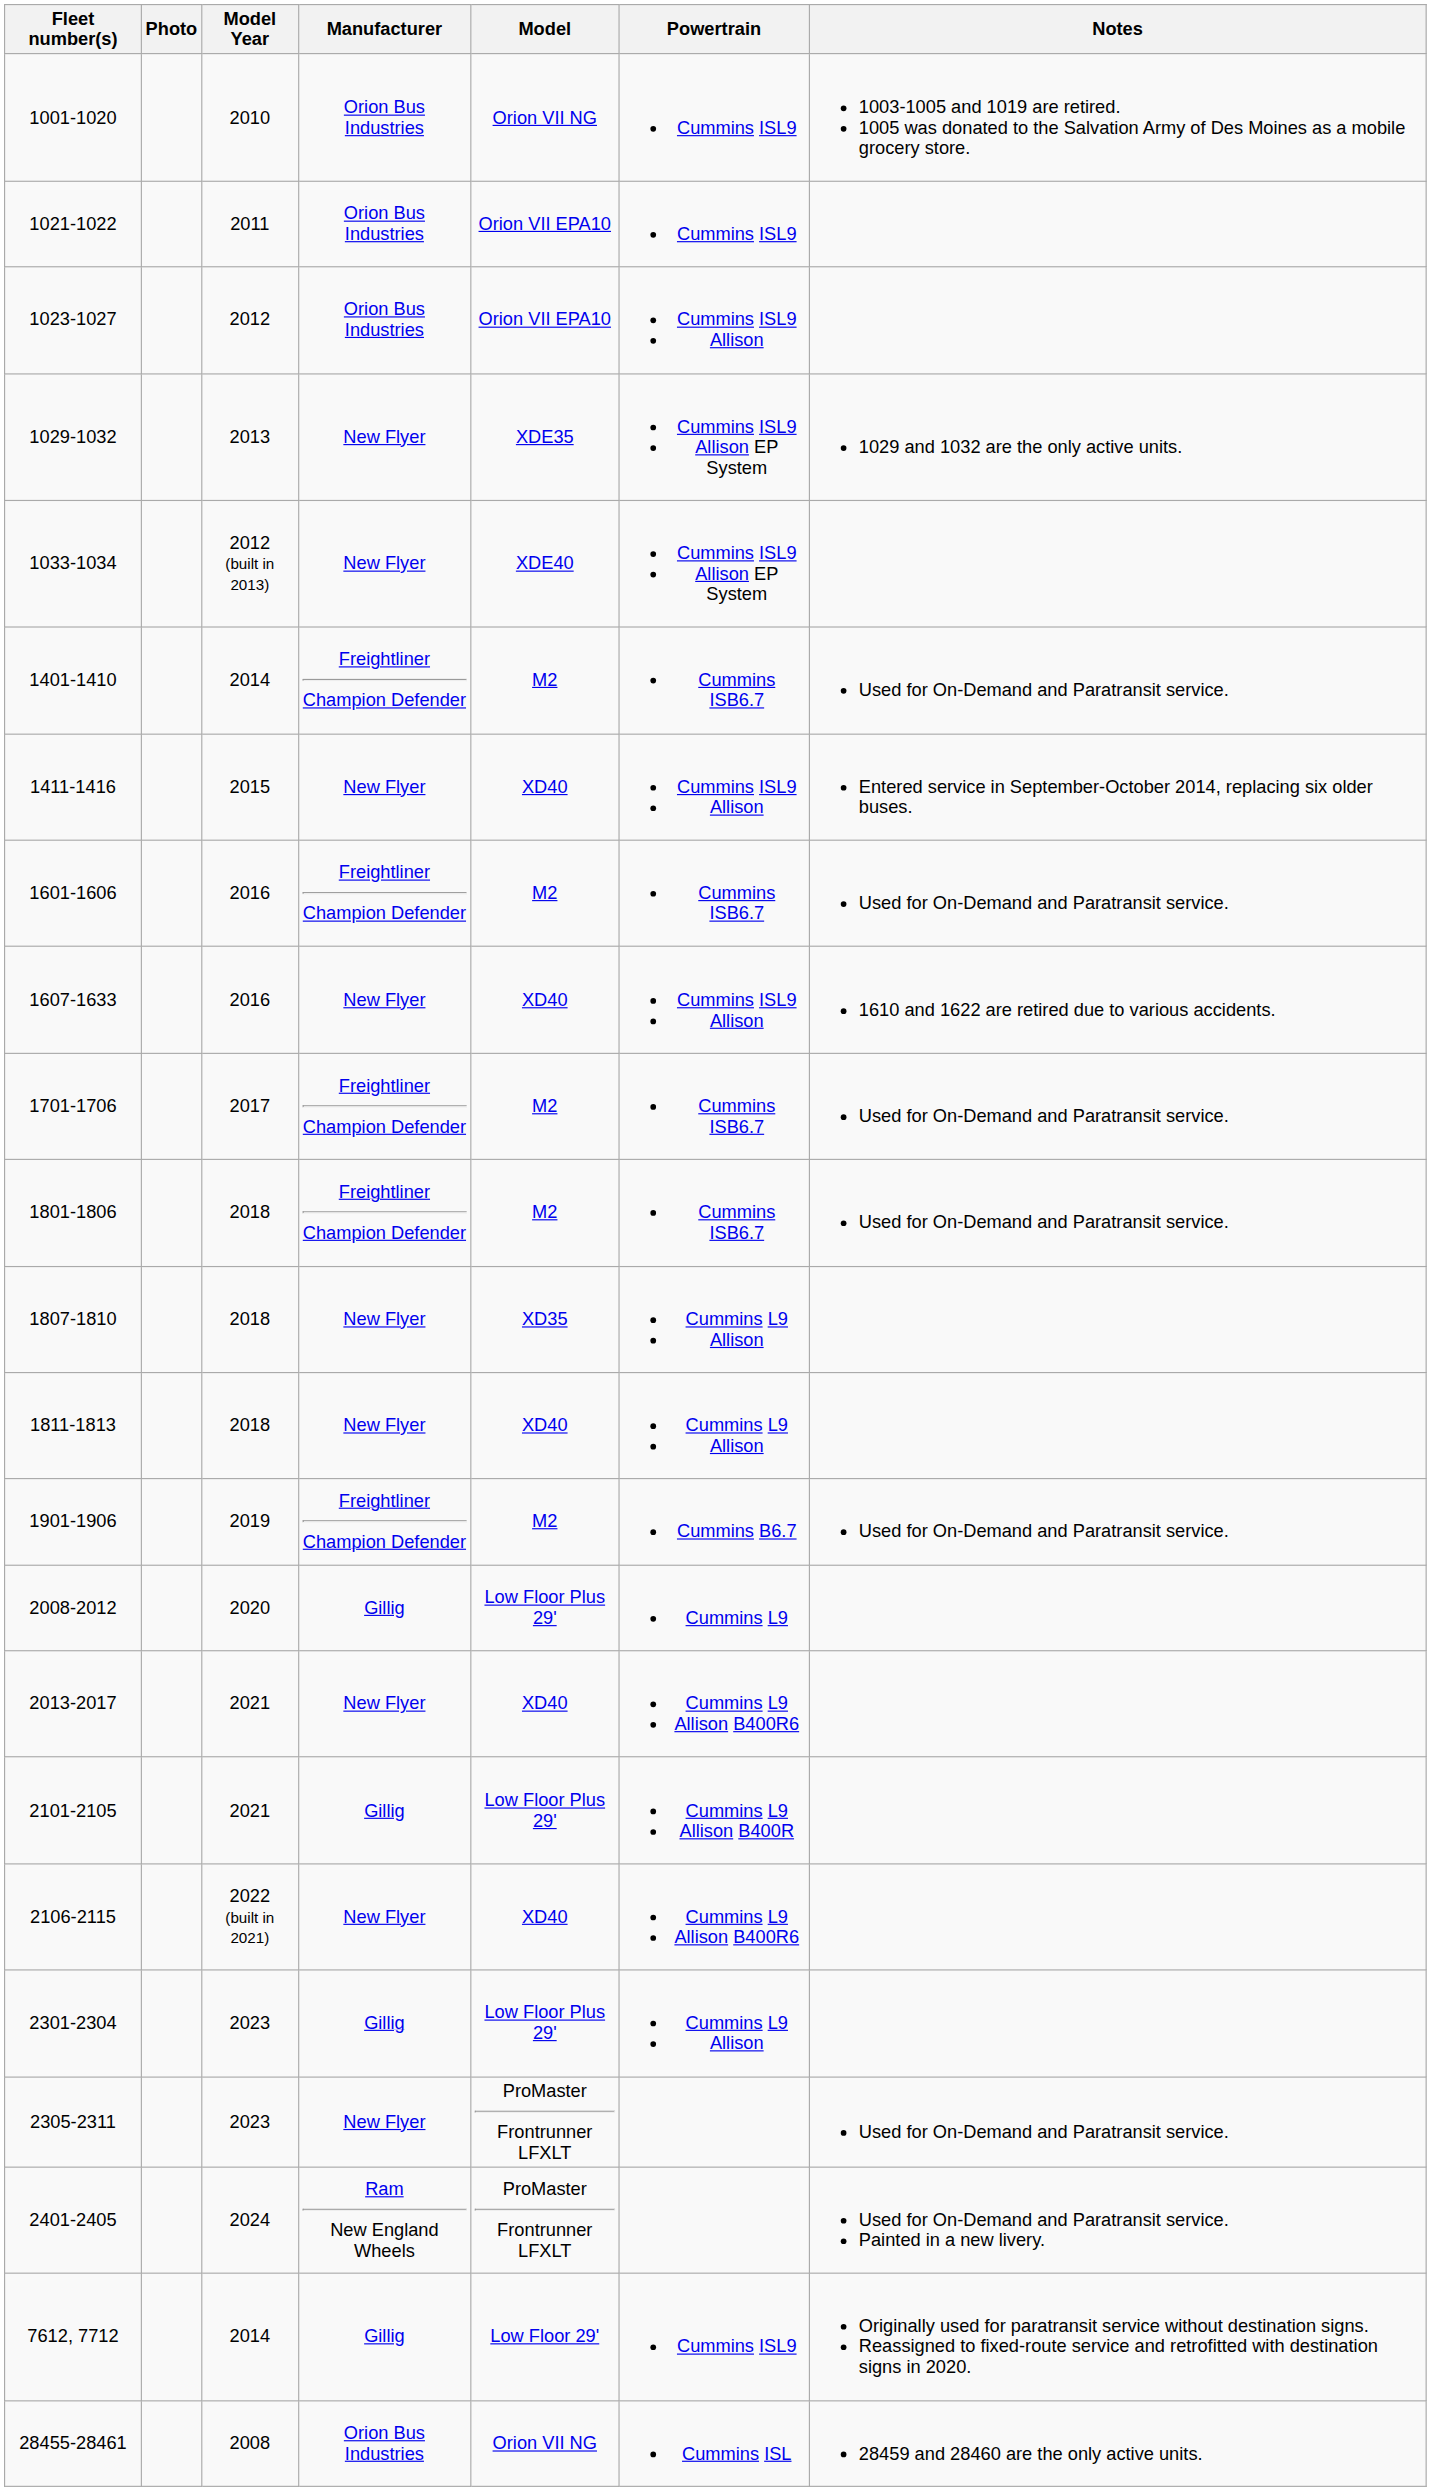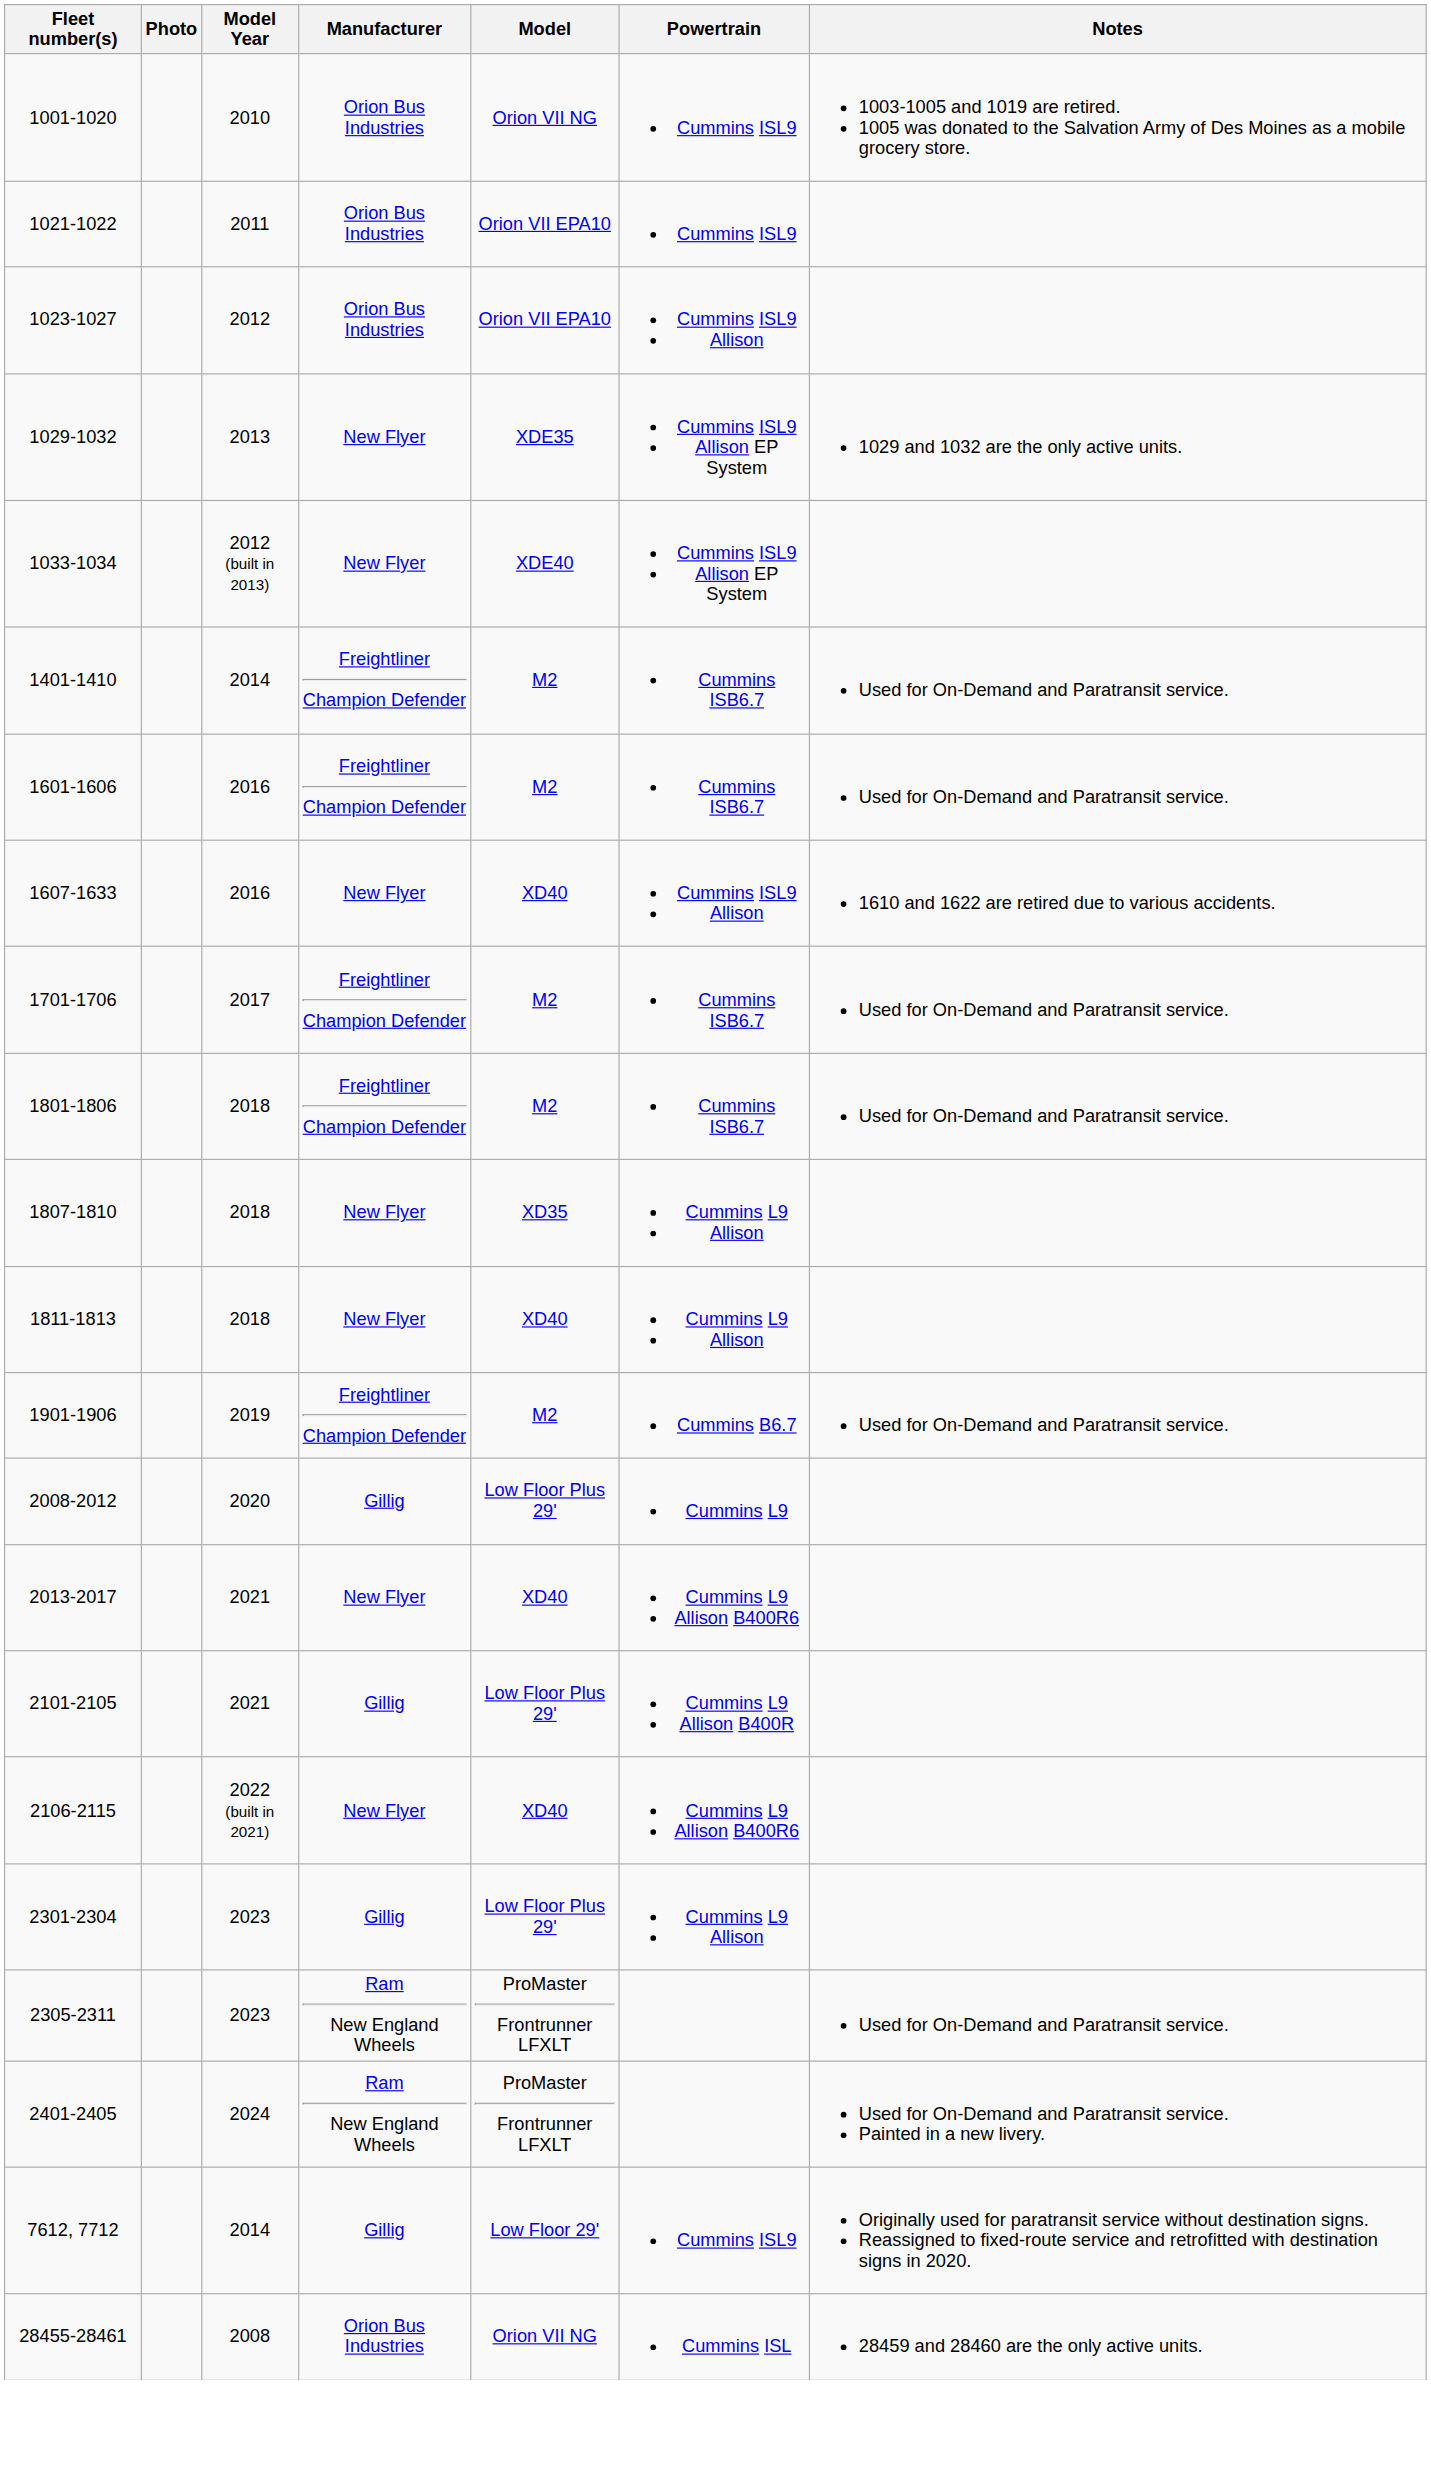- row: (73, 786)
(384, 2121) New Flyer -> (384, 2015) Ram New England Wheels
